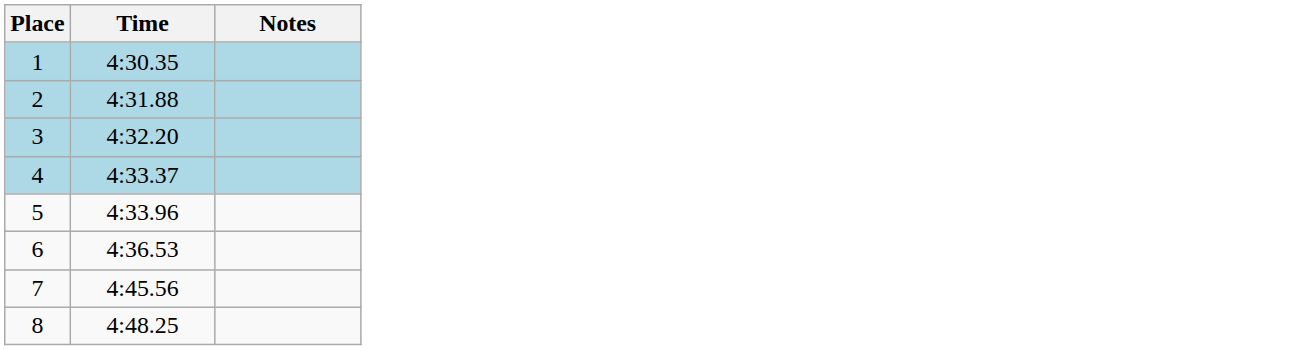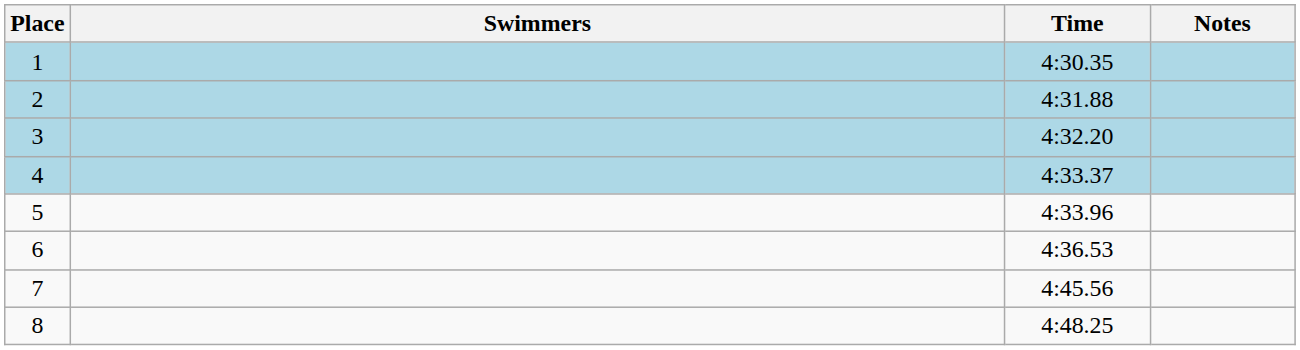+ column: (537, 23)
